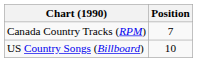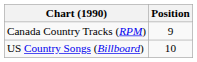(170, 31) 7 -> (170, 31) 9
